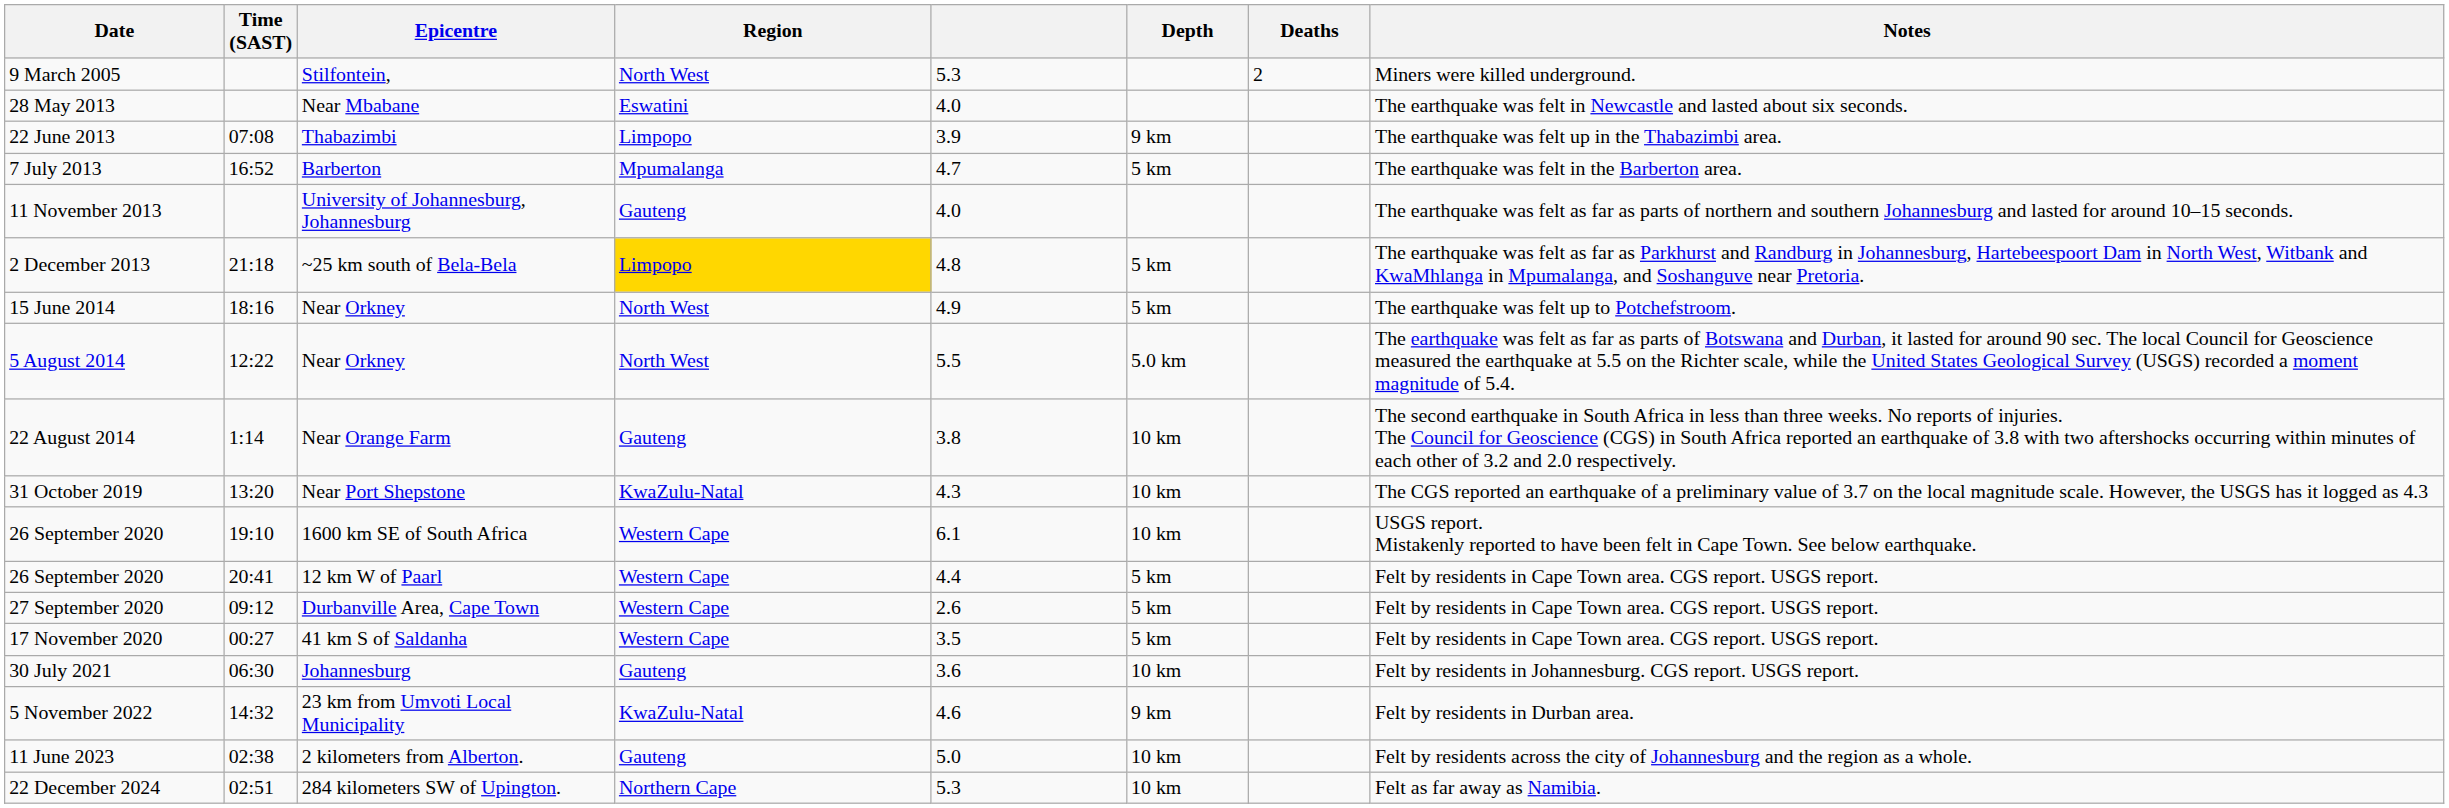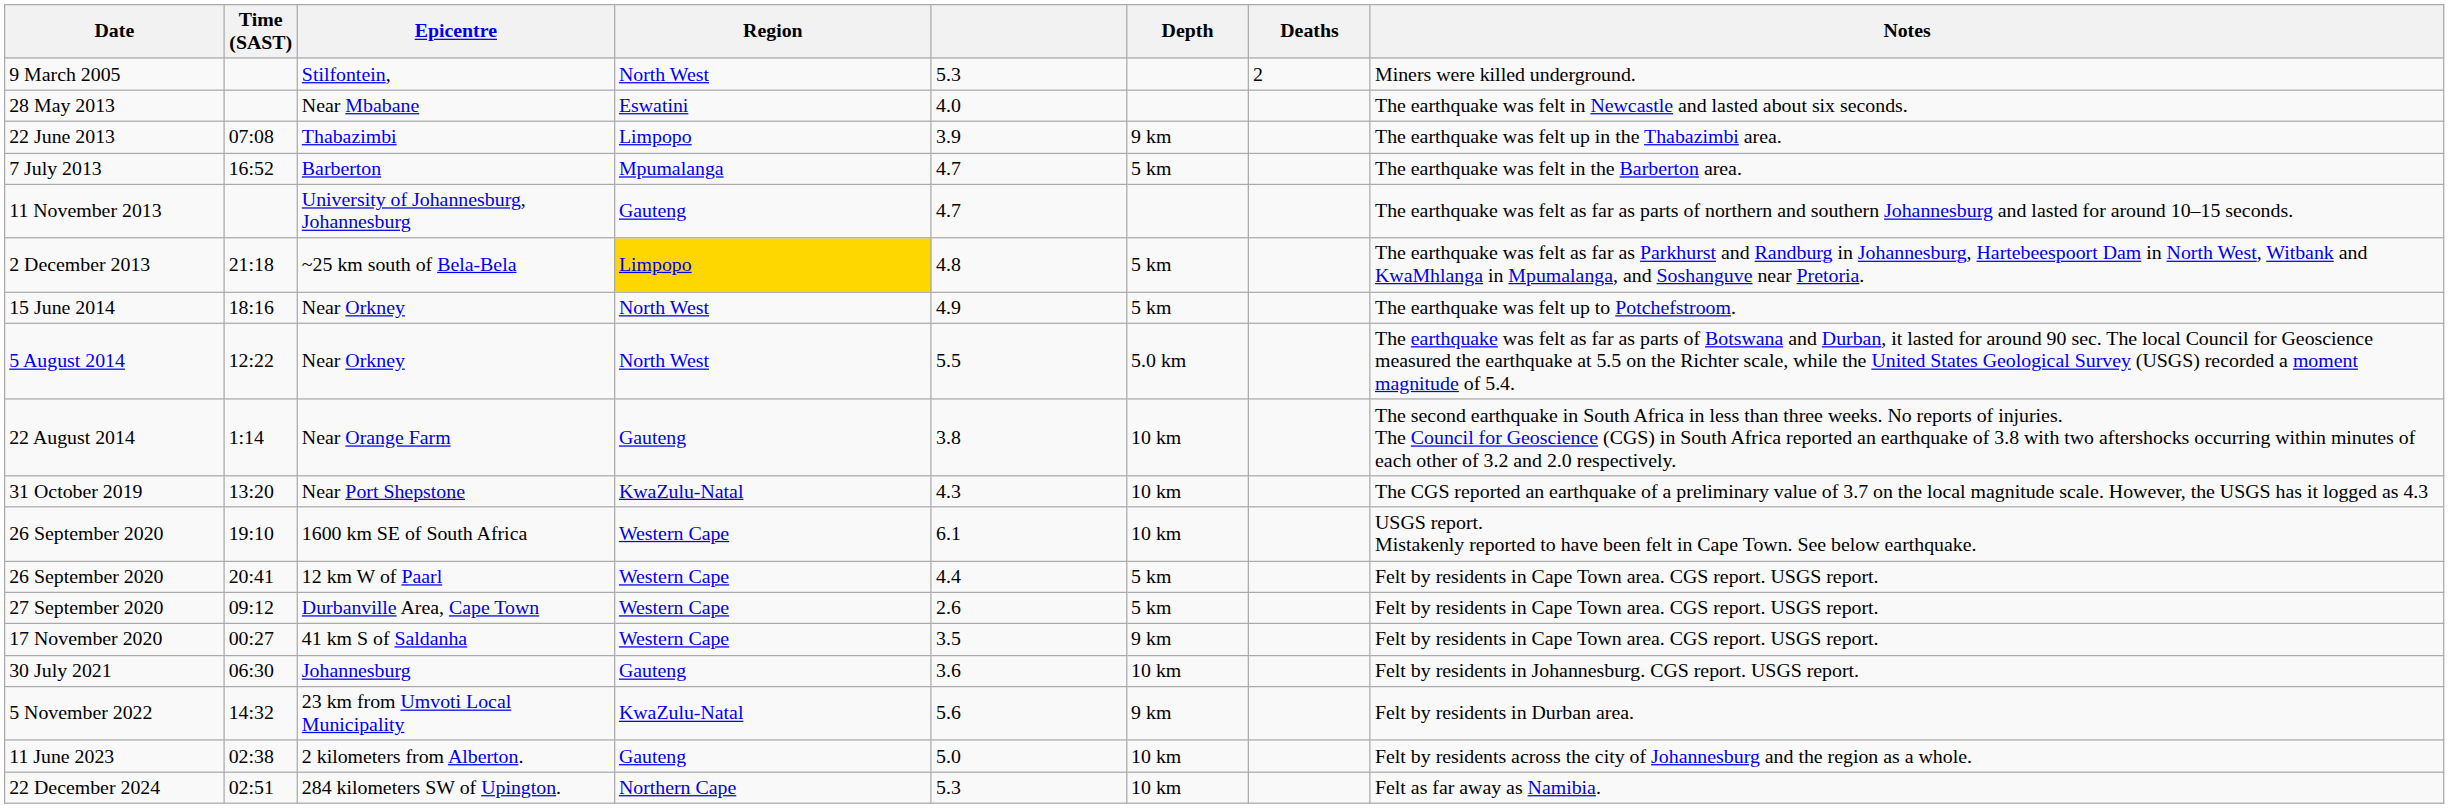(948, 211) 4.0 -> (948, 211) 4.7
(1151, 639) 5 km -> (1151, 639) 9 km
(948, 713) 4.6 -> (948, 713) 5.6
